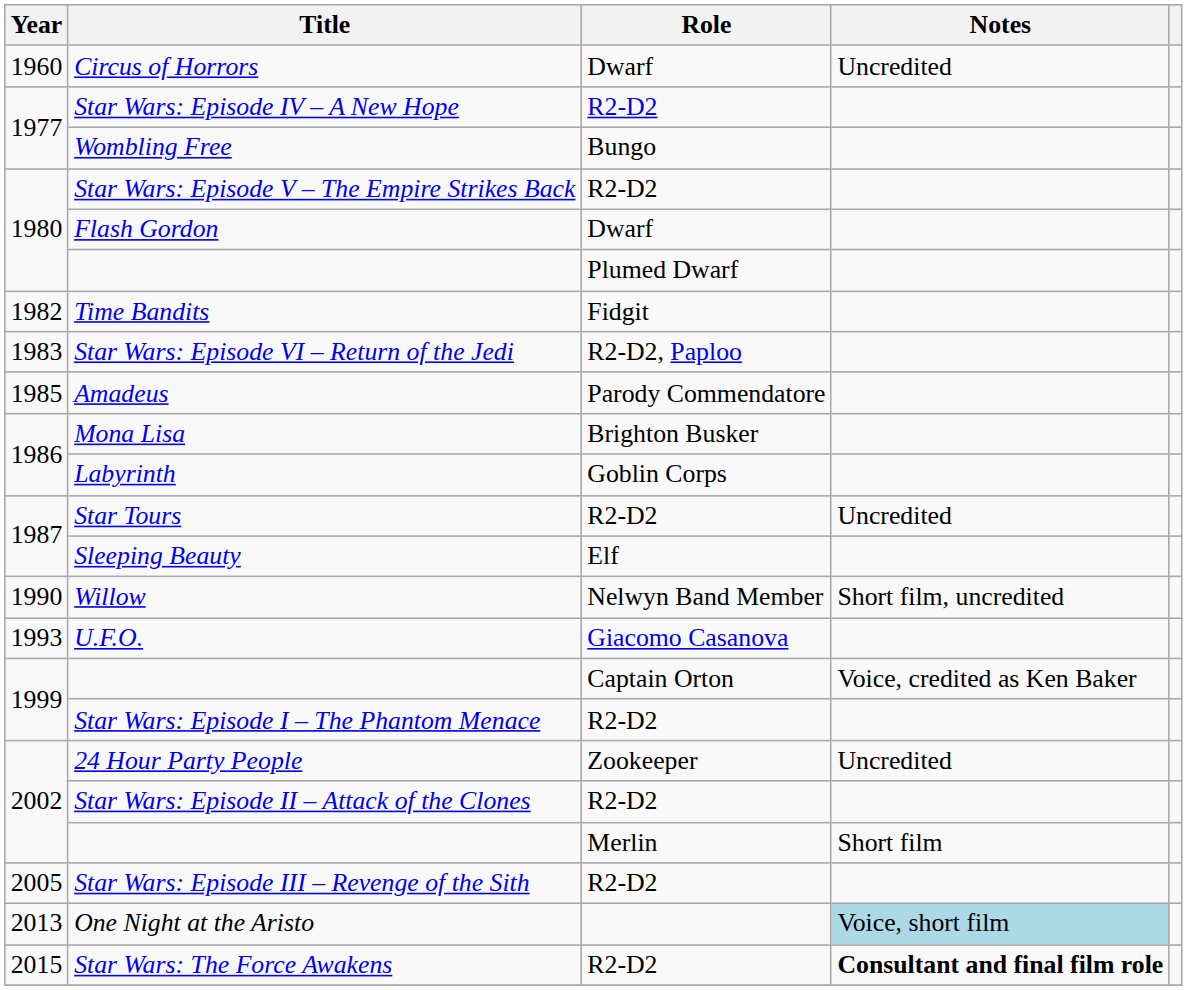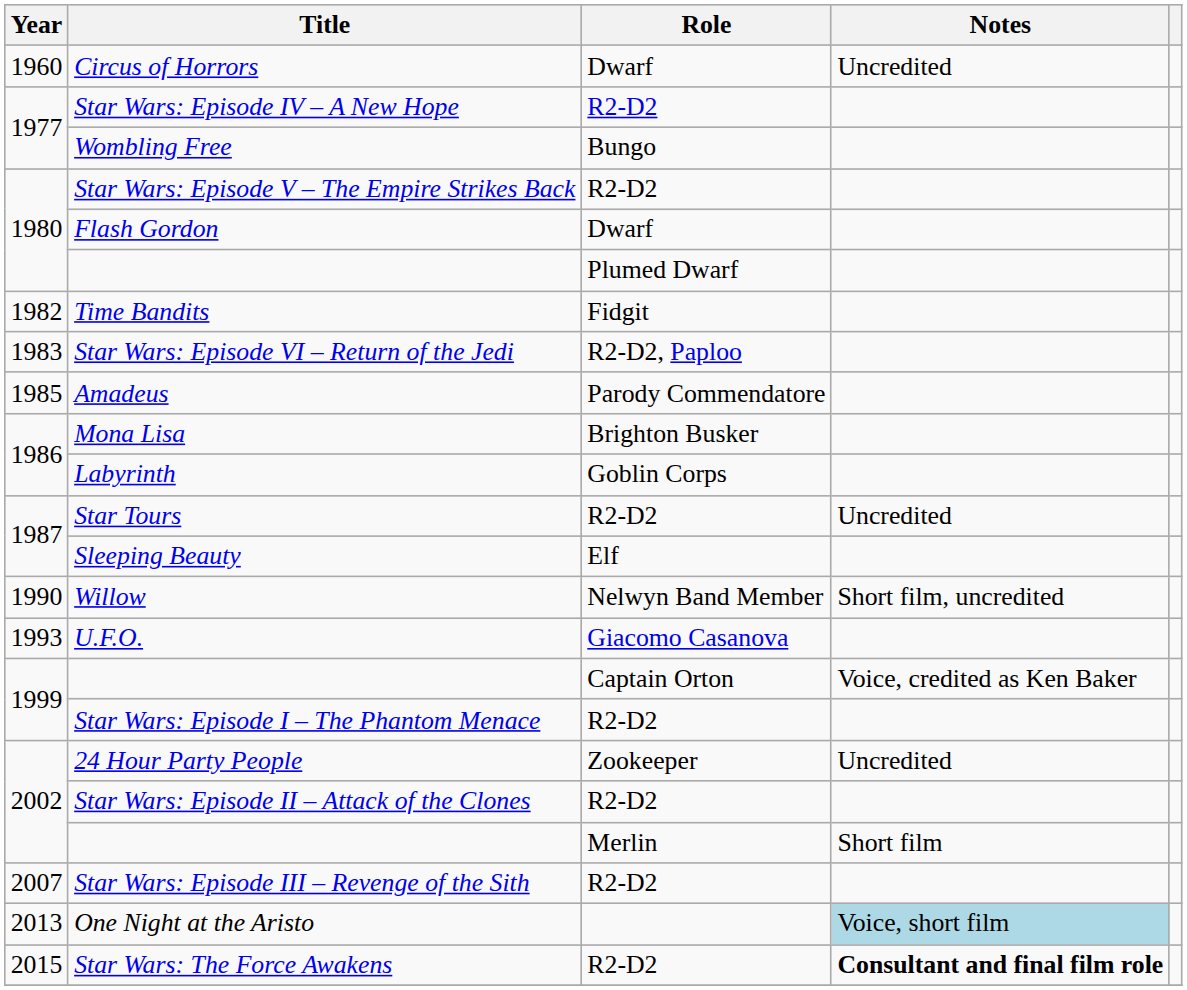(37, 882) 2005 -> (37, 882) 2007
